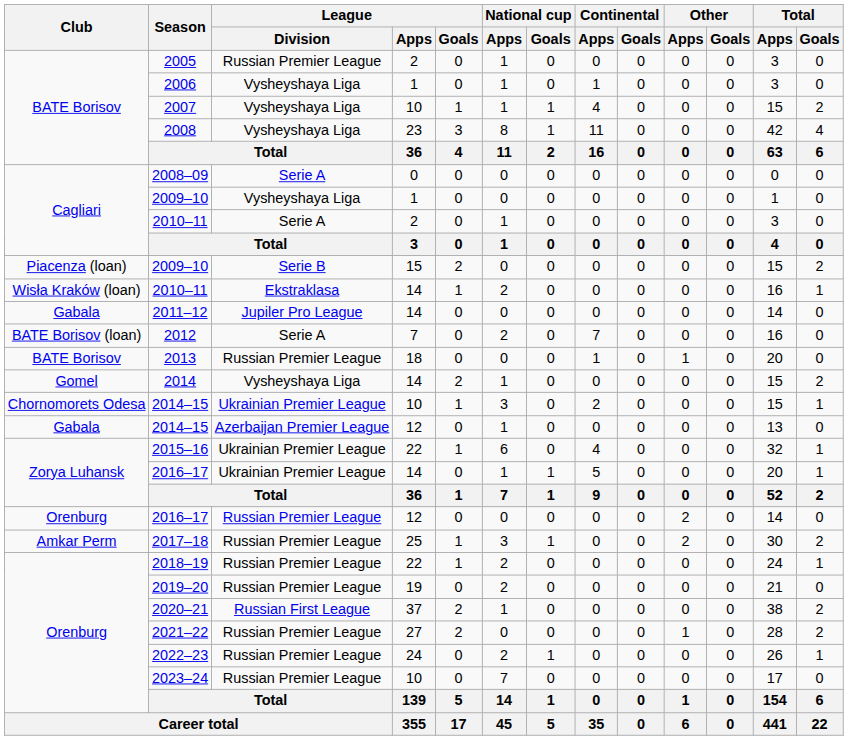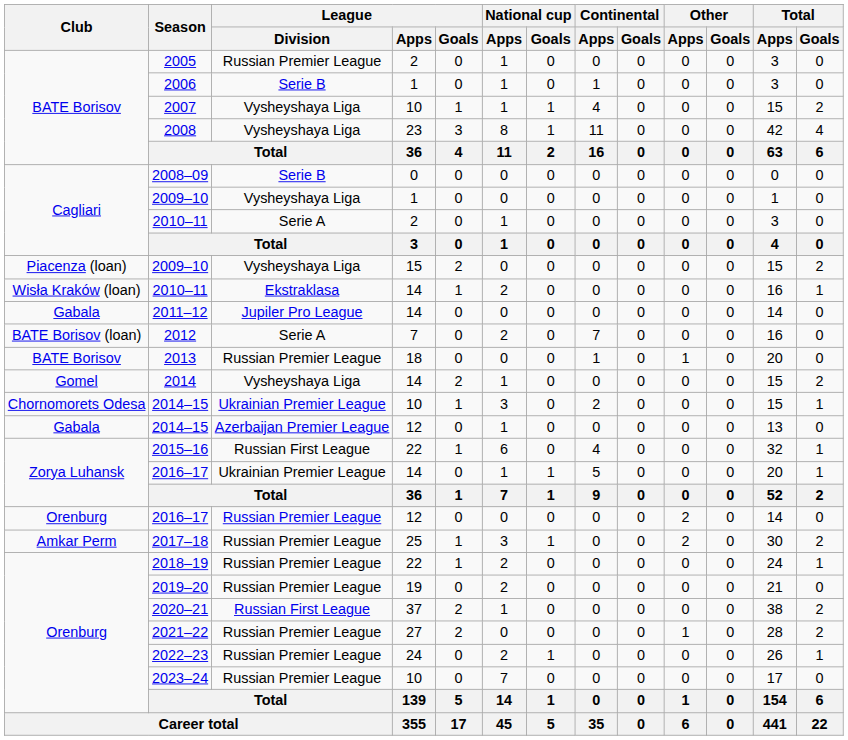(302, 84) Vysheyshaya Liga -> (302, 84) Serie B
(302, 175) Serie A -> (302, 175) Serie B
(302, 267) Serie B -> (302, 267) Vysheyshaya Liga
(302, 449) Ukrainian Premier League -> (302, 449) Russian First League
